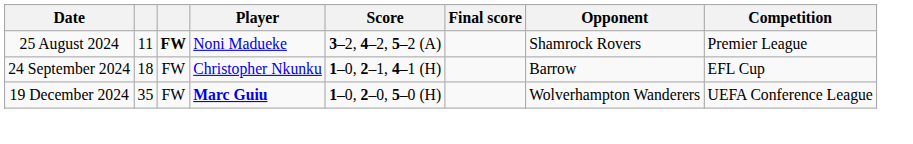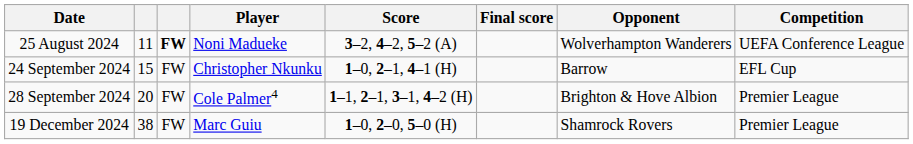(585, 43) Shamrock Rovers -> (646, 43) Wolverhampton Wanderers
(757, 43) Premier League -> (822, 43) UEFA Conference League
(145, 69) 18 -> (145, 69) 15
+ row: (69, 97)
(145, 95) 35 -> (145, 125) 38
(230, 95) bold -> (227, 125) normal
(615, 95) Wolverhampton Wanderers -> (617, 125) Shamrock Rovers
(790, 95) UEFA Conference League -> (789, 125) Premier League
